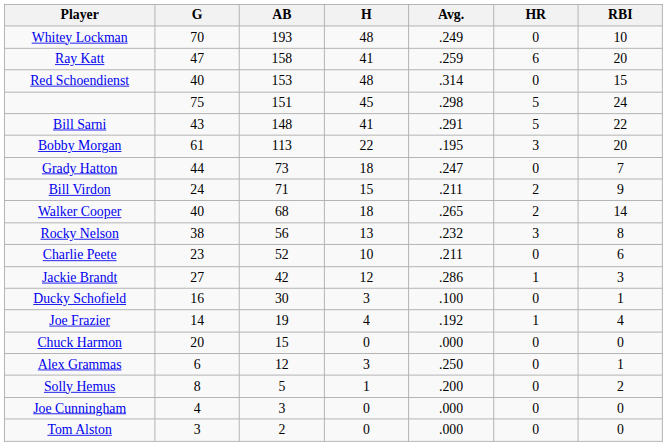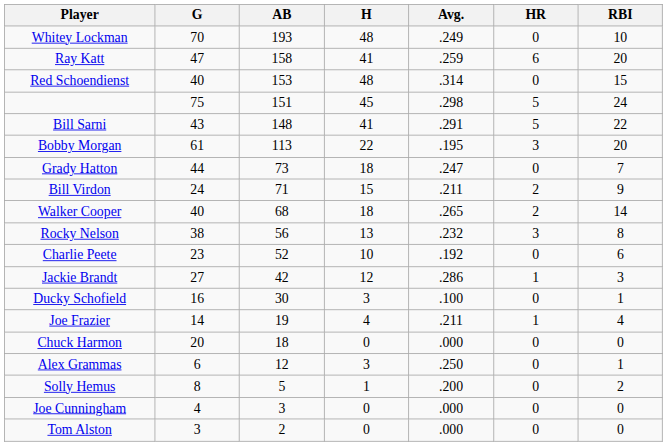(451, 255) .211 -> (451, 255) .192
(451, 320) .192 -> (451, 320) .211
(282, 342) 15 -> (282, 342) 18
